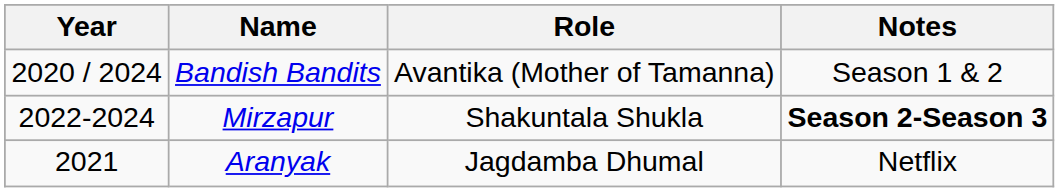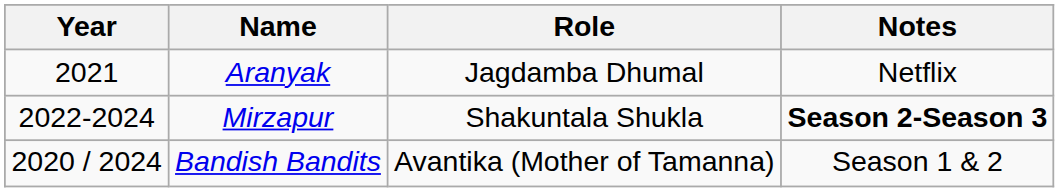rows swapped: (278, 72) <-> (278, 162)
